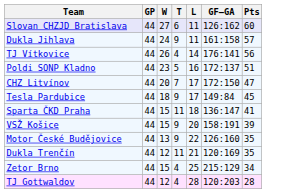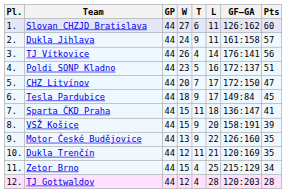+ column: (14, 11)
